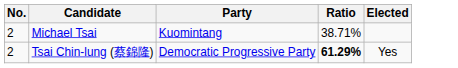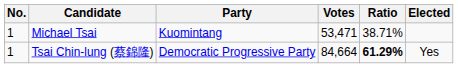+ column: (339, 13)
(10, 32) 2 -> (10, 32) 1
(10, 52) 2 -> (10, 52) 1
